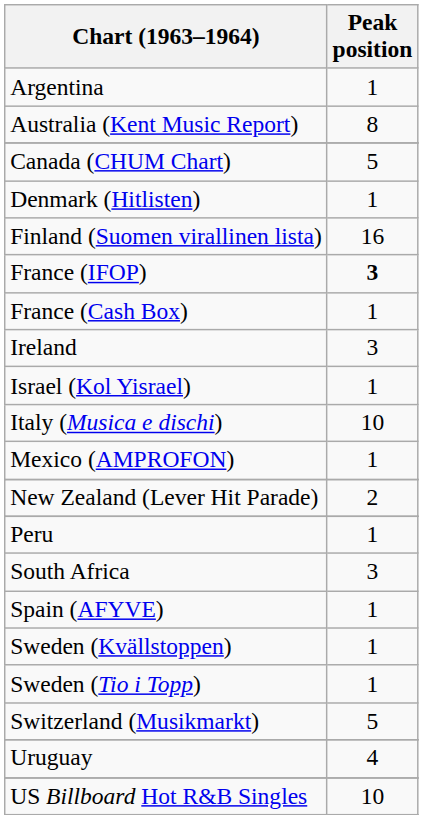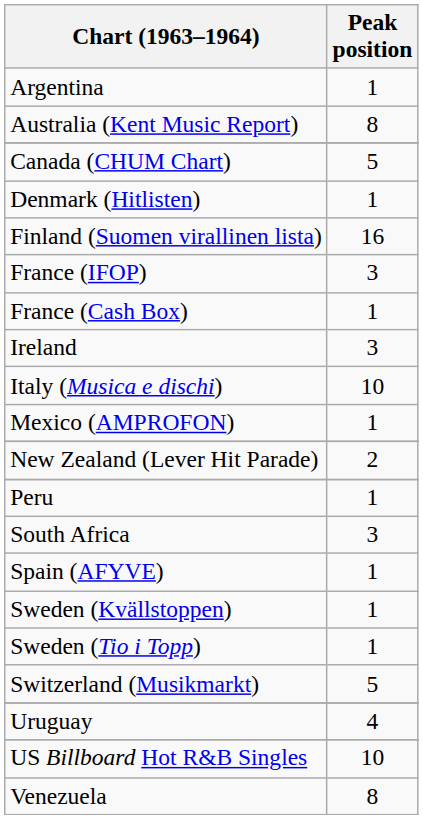(372, 273) bold -> (372, 273) normal
- row: (101, 385)
+ row: (58, 795)
